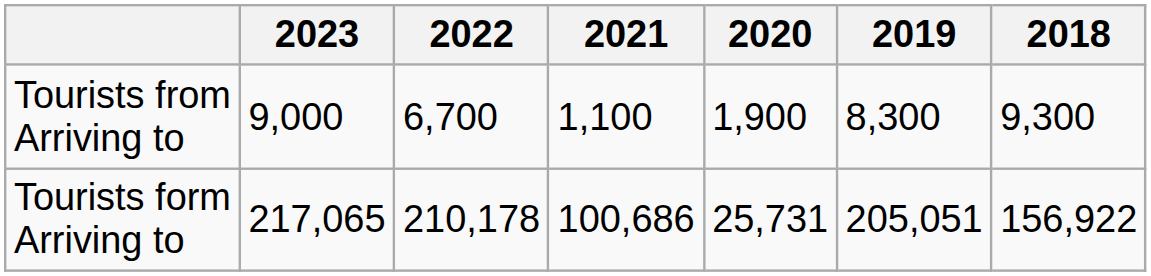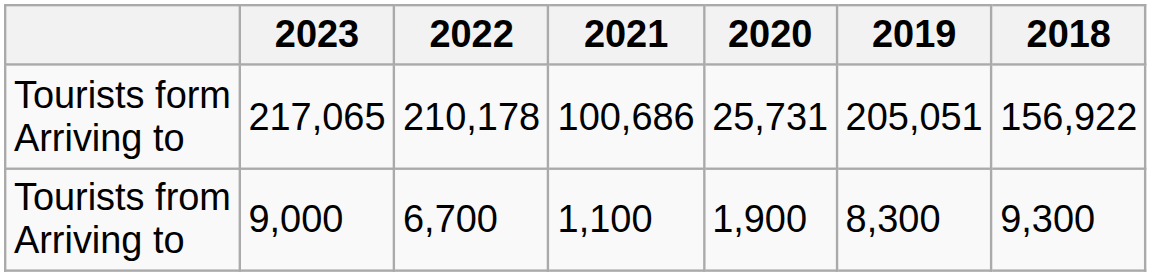rows swapped: (122, 218) <-> (122, 116)
